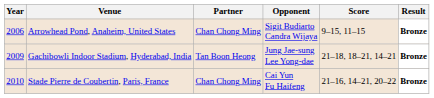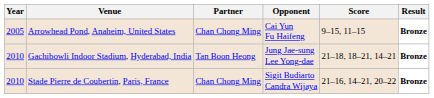(15, 31) 2006 -> (15, 31) 2005
(291, 31) Sigit Budiarto Candra Wijaya -> (285, 31) Cai Yun Fu Haifeng
(15, 56) 2009 -> (15, 56) 2010
(285, 81) Cai Yun Fu Haifeng -> (291, 81) Sigit Budiarto Candra Wijaya
